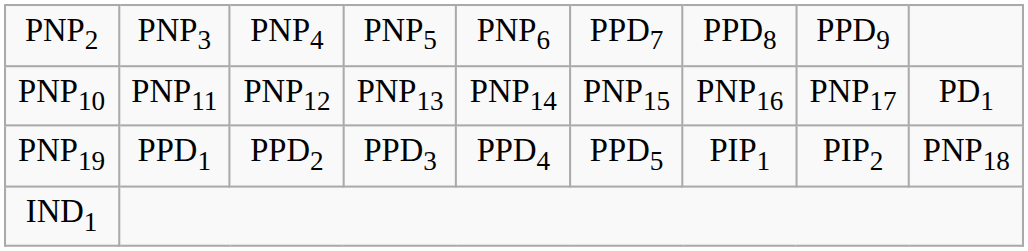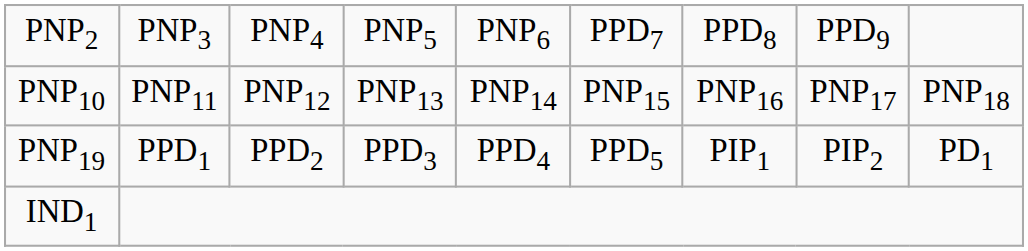(966, 94) PD1 -> (966, 94) PNP18
(966, 155) PNP18 -> (966, 155) PD1
